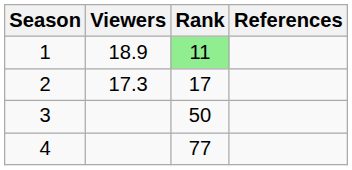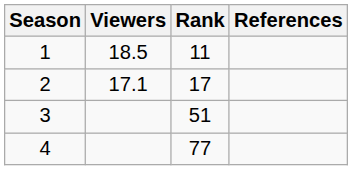(128, 52) 18.9 -> (128, 52) 18.5
(200, 52) lightgreen background -> (200, 52) no background
(128, 84) 17.3 -> (128, 84) 17.1
(200, 116) 50 -> (200, 116) 51
